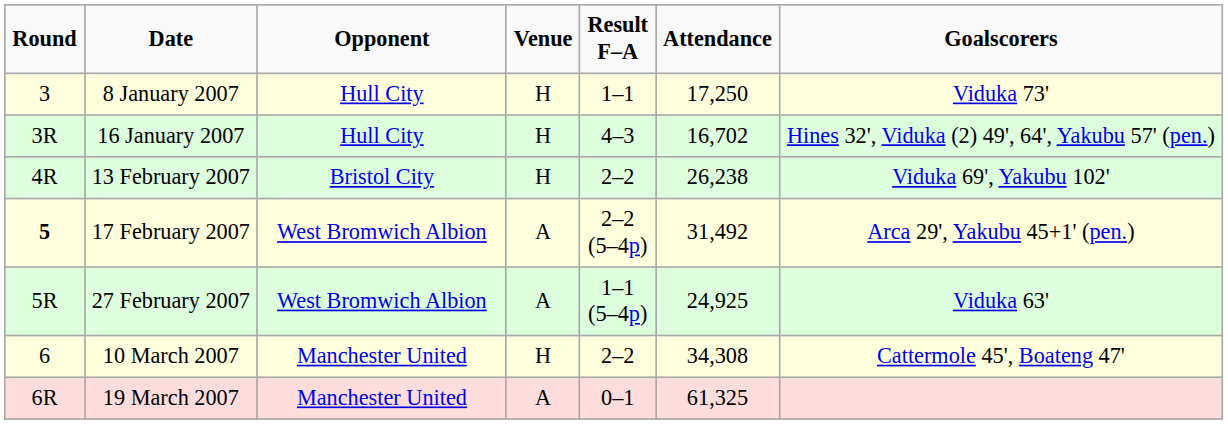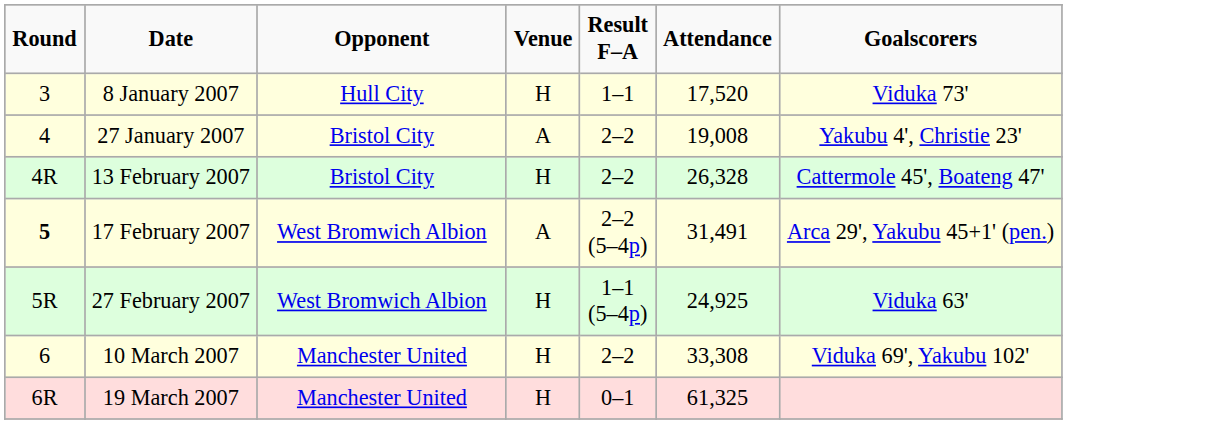(717, 94) 17,250 -> (717, 94) 17,520
- row: (171, 135)
+ row: (171, 135)
(717, 177) 26,238 -> (717, 177) 26,328
(1001, 177) Viduka 69', Yakubu 102' -> (921, 177) Cattermole 45', Boateng 47'
(717, 232) 31,492 -> (717, 232) 31,491
(543, 301) A -> (543, 301) H
(717, 356) 34,308 -> (717, 356) 33,308
(1001, 356) Cattermole 45', Boateng 47' -> (921, 356) Viduka 69', Yakubu 102'
(543, 398) A -> (543, 398) H
